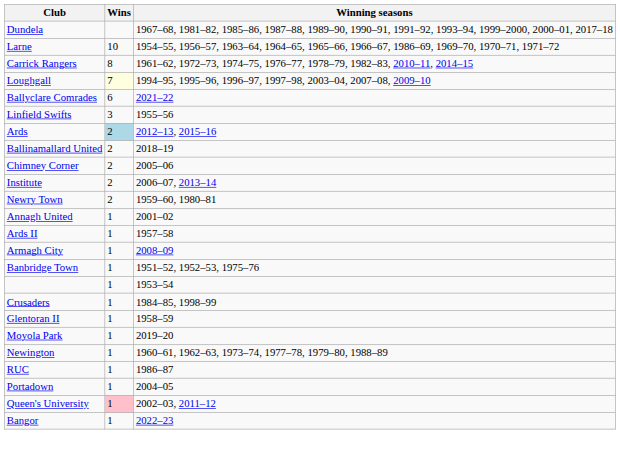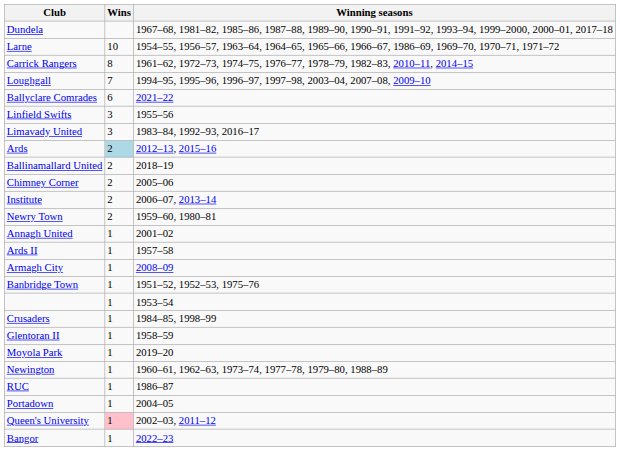(110, 81) lightyellow background -> (110, 81) no background
+ row: (44, 132)
